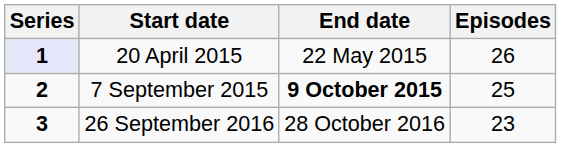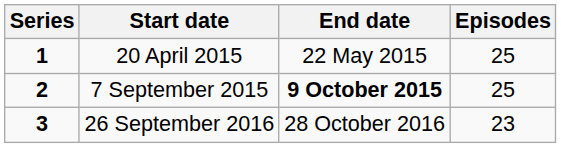(42, 55) lavender background -> (42, 55) no background
(503, 55) 26 -> (503, 55) 25
